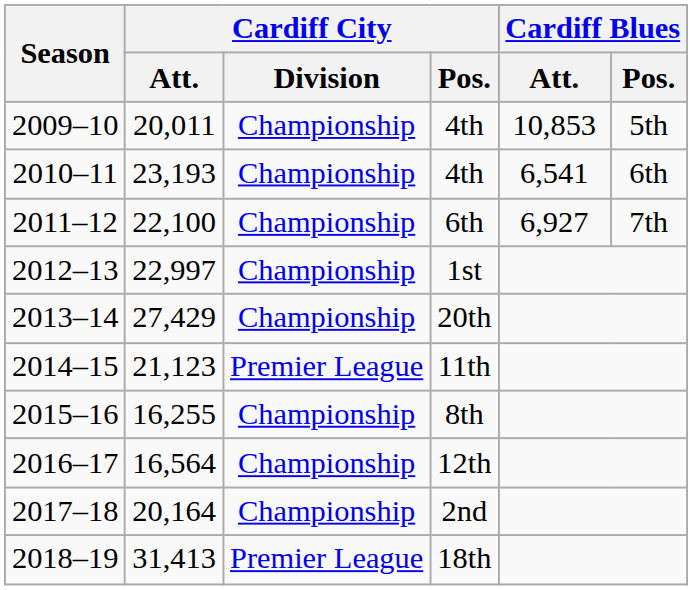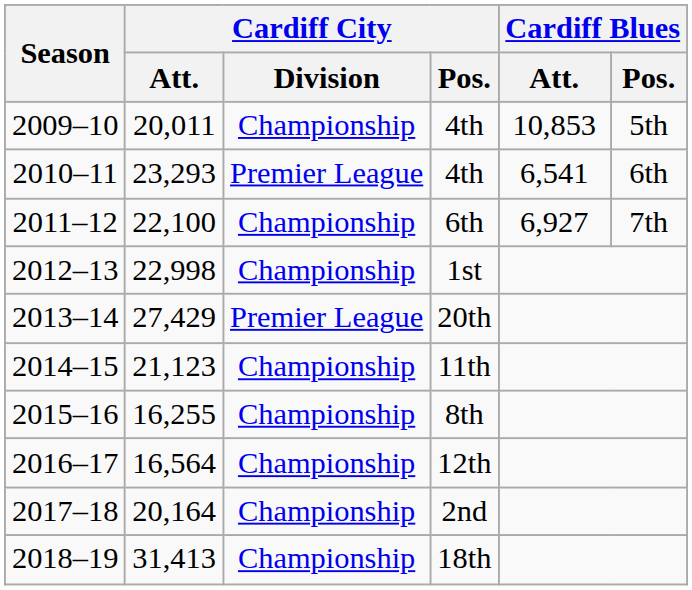(174, 173) 23,193 -> (174, 173) 23,293
(327, 173) Championship -> (327, 173) Premier League
(174, 269) 22,997 -> (174, 269) 22,998
(327, 317) Championship -> (327, 317) Premier League
(327, 366) Premier League -> (327, 366) Championship
(327, 558) Premier League -> (327, 558) Championship
